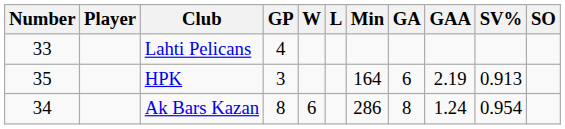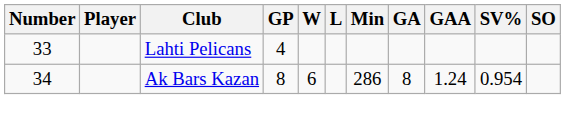- row: (163, 78)
